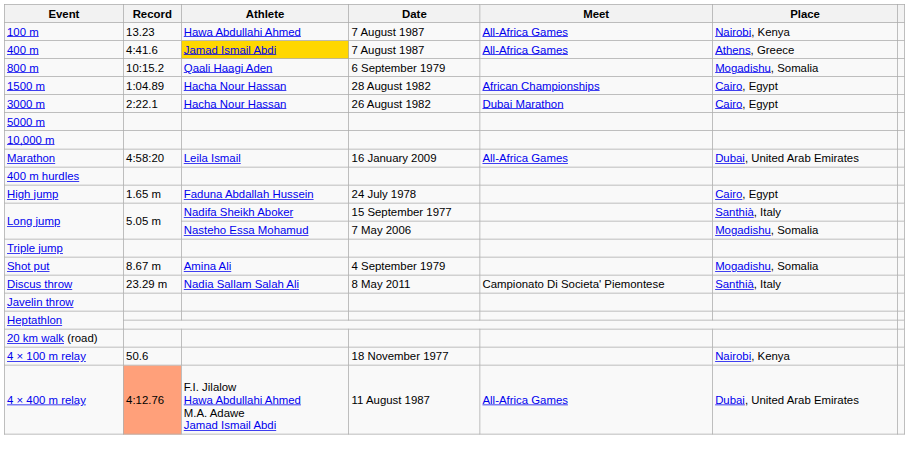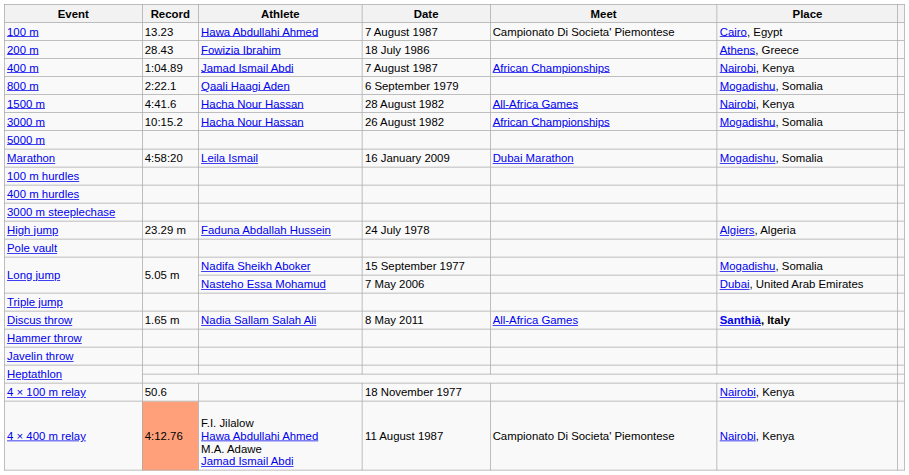(525, 32) All-Africa Games -> (584, 32) Campionato Di Societa' Piemontese
(752, 32) Nairobi, Kenya -> (751, 32) Cairo, Egypt
+ row: (23, 50)
(142, 50) 4:41.6 -> (164, 68) 1:04.89
(230, 50) gold background -> (247, 68) no background
(525, 50) All-Africa Games -> (551, 68) African Championships
(755, 50) Athens, Greece -> (757, 68) Nairobi, Kenya
(145, 68) 10:15.2 -> (161, 86) 2:22.1
(145, 86) 1:04.89 -> (161, 104) 4:41.6
(541, 86) African Championships -> (535, 104) All-Africa Games
(746, 86) Cairo, Egypt -> (757, 104) Nairobi, Kenya
(142, 104) 2:22.1 -> (164, 122) 10:15.2
(523, 104) Dubai Marathon -> (551, 122) African Championships
(746, 104) Cairo, Egypt -> (771, 122) Mogadishu, Somalia
- row: (31, 140)
(525, 158) All-Africa Games -> (533, 158) Dubai Marathon
(787, 158) Dubai, United Arab Emirates -> (771, 158) Mogadishu, Somalia
+ row: (43, 176)
+ row: (61, 212)
(143, 194) 1.65 m -> (165, 230) 23.29 m
(746, 194) Cairo, Egypt -> (758, 230) Algiers, Algeria
+ row: (32, 248)
(748, 212) Santhià, Italy -> (771, 266) Mogadishu, Somalia
(767, 230) Mogadishu, Somalia -> (792, 284) Dubai, United Arab Emirates
- row: (28, 266)
(147, 284) 23.29 m -> (162, 320) 1.65 m
(573, 284) Campionato Di Societa' Piemontese -> (535, 320) All-Africa Games
(748, 284) normal -> (755, 320) bold
+ row: (44, 338)
- row: (52, 338)
(525, 400) All-Africa Games -> (584, 436) Campionato Di Societa' Piemontese
(787, 400) Dubai, United Arab Emirates -> (757, 436) Nairobi, Kenya
